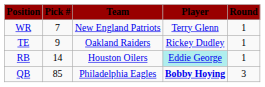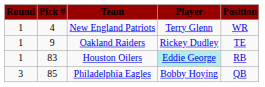columns swapped: (244, 12) <-> (23, 12)
(58, 27) 7 -> (52, 27) 4
(58, 58) 14 -> (52, 58) 83
(195, 74) bold -> (189, 74) normal
